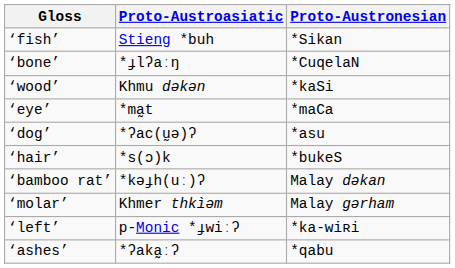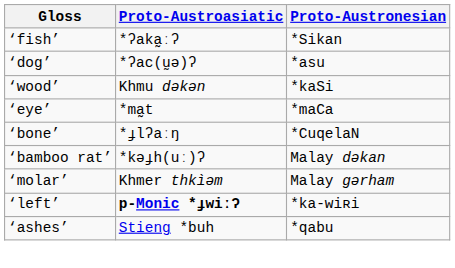(166, 40) Stieng *buh -> (149, 40) *ʔaka̰ːʔ
rows swapped: (30, 134) <-> (34, 63)
- row: (34, 157)
(179, 228) normal -> (179, 204) bold
(149, 251) *ʔaka̰ːʔ -> (166, 228) Stieng *buh
